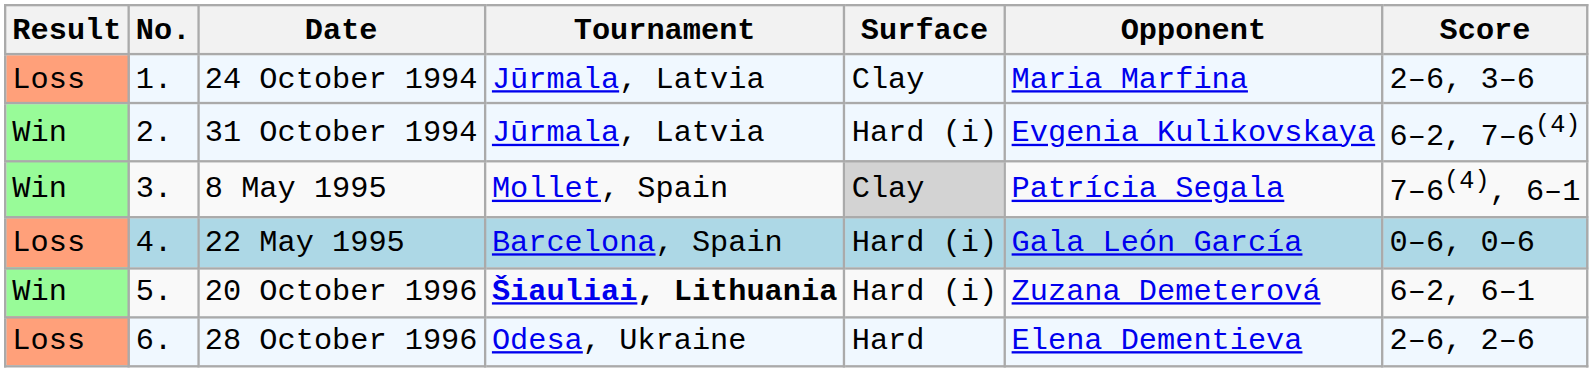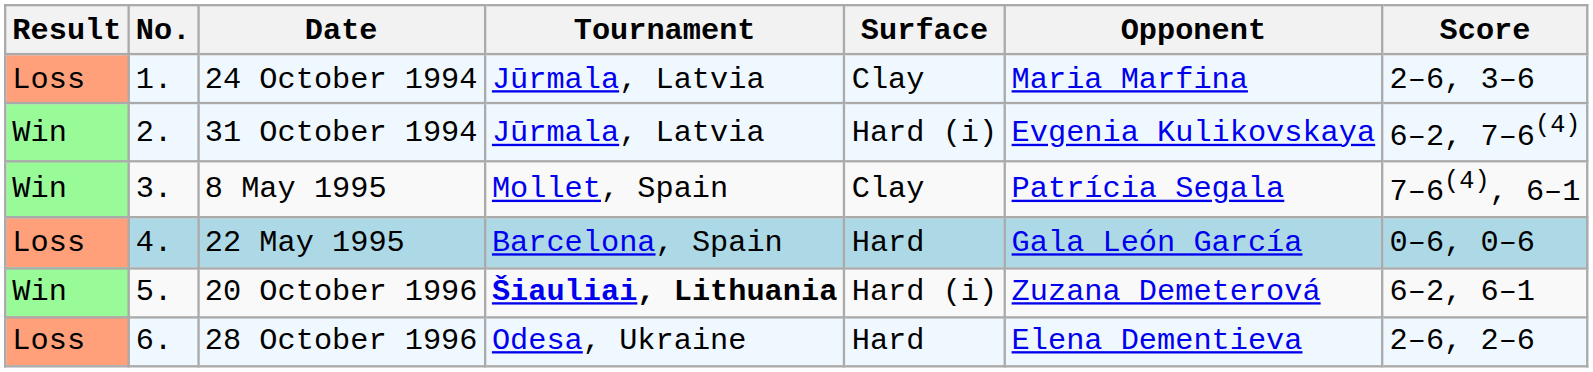(888, 190) lightgrey background -> (888, 190) no background
(924, 243) Hard (i) -> (888, 243) Hard
